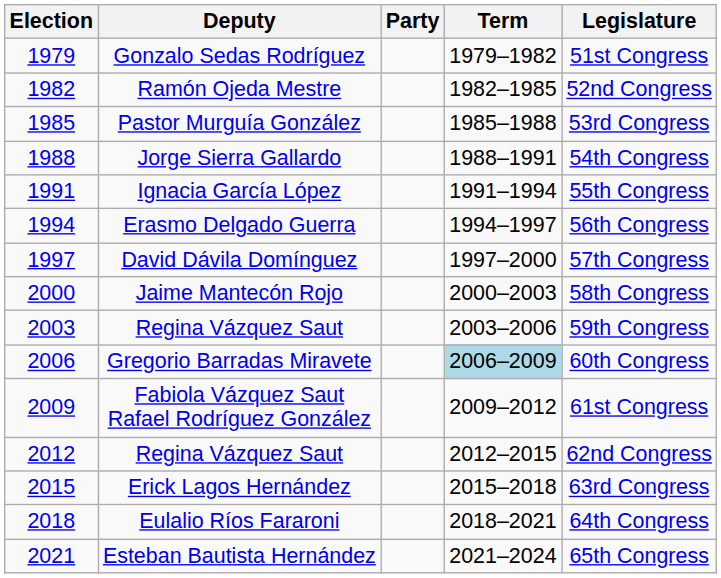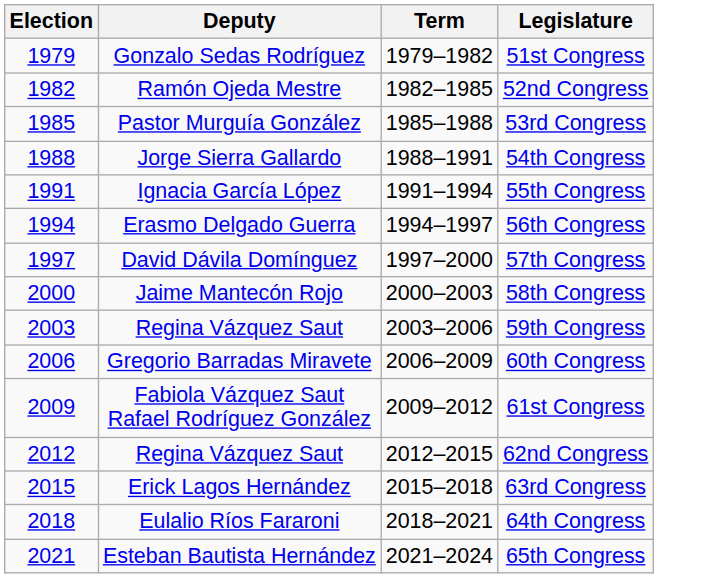- column: (413, 21)
(503, 361) lightblue background -> (439, 361) no background
